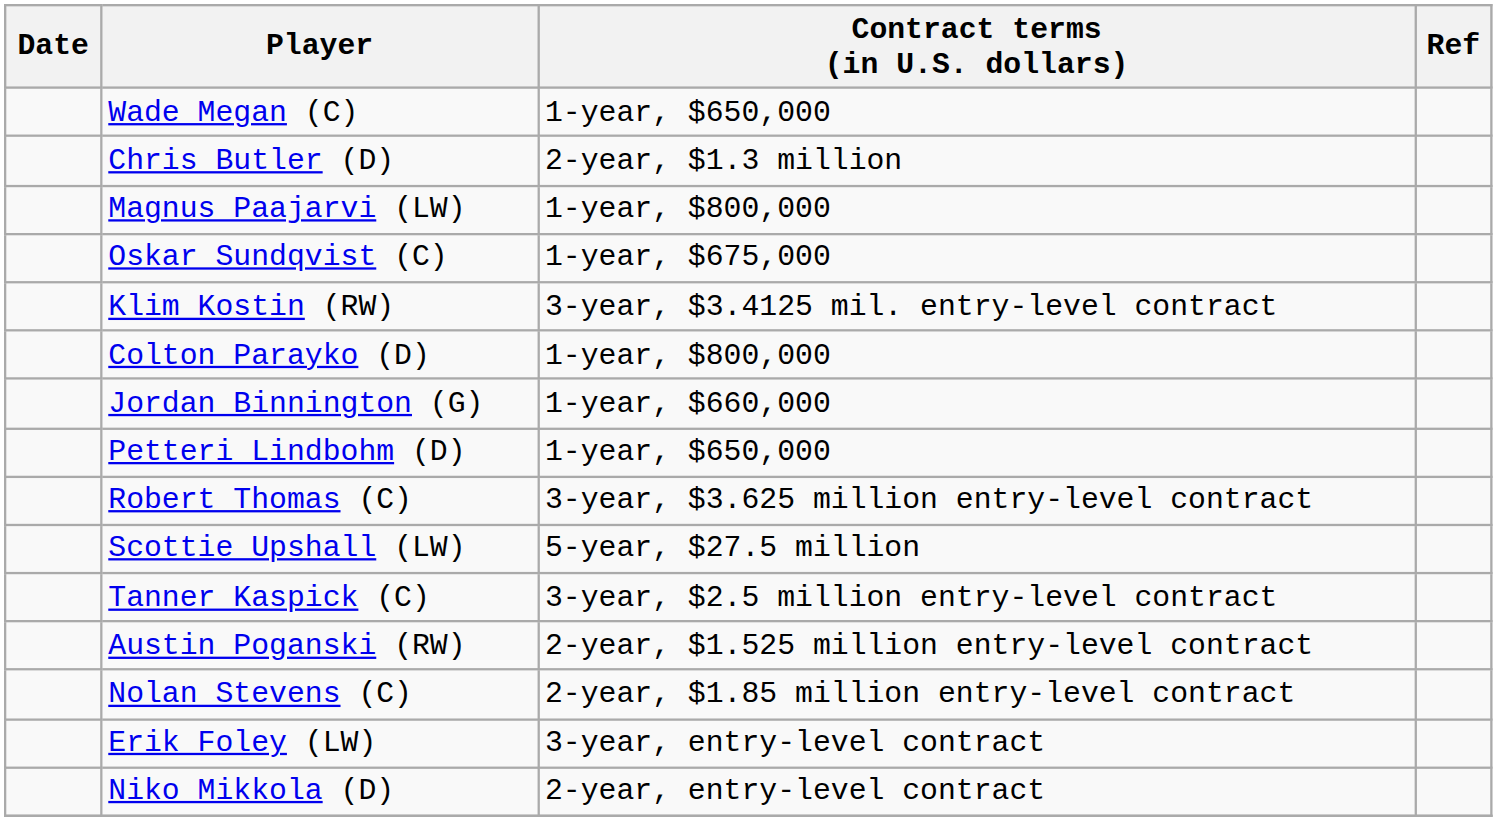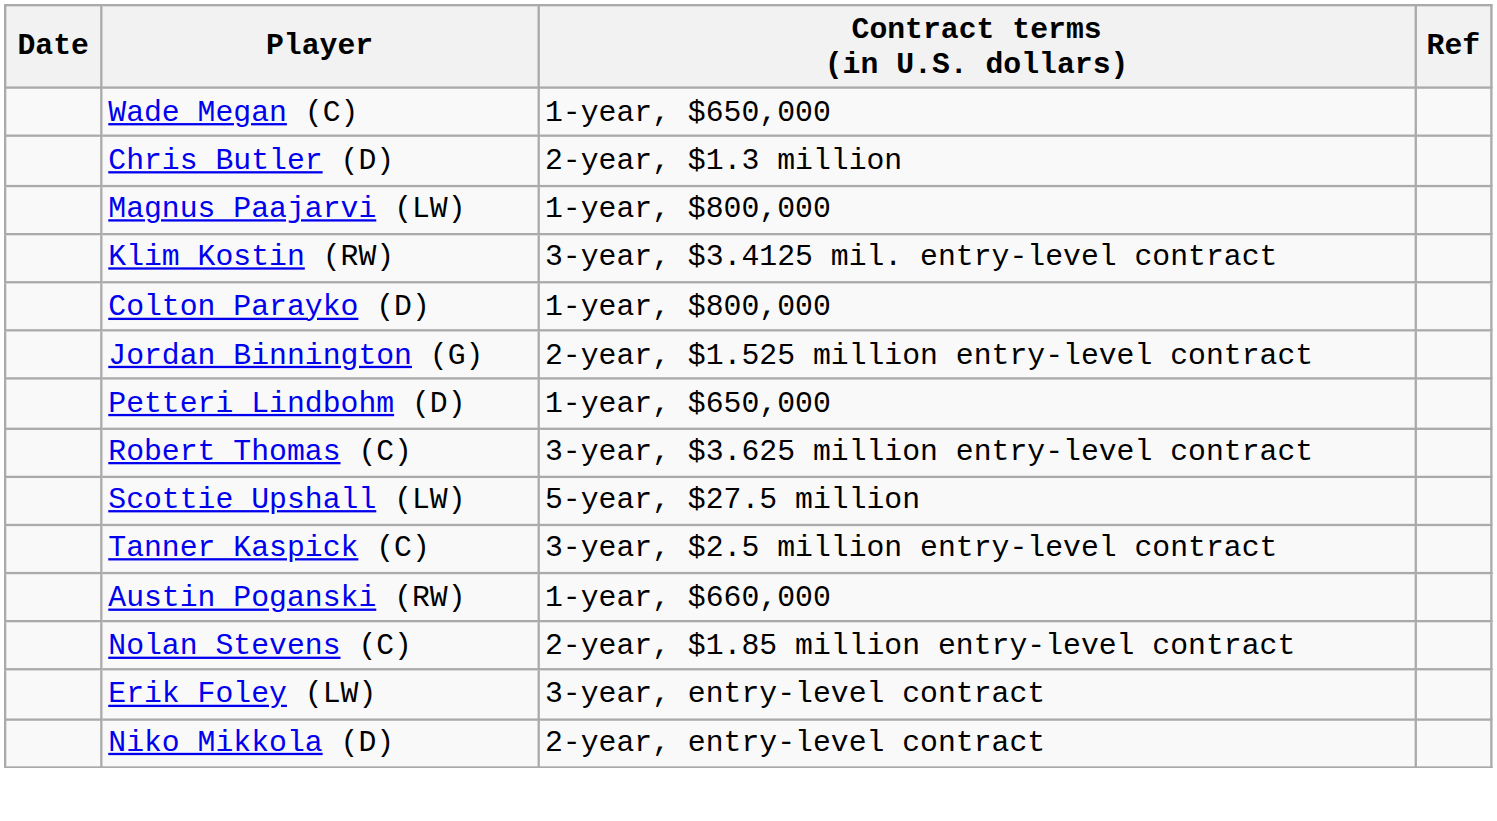- row: (278, 258)
(688, 403) 1-year, $660,000 -> (929, 355) 2-year, $1.525 million entry-level contract
(929, 646) 2-year, $1.525 million entry-level contract -> (688, 597) 1-year, $660,000
